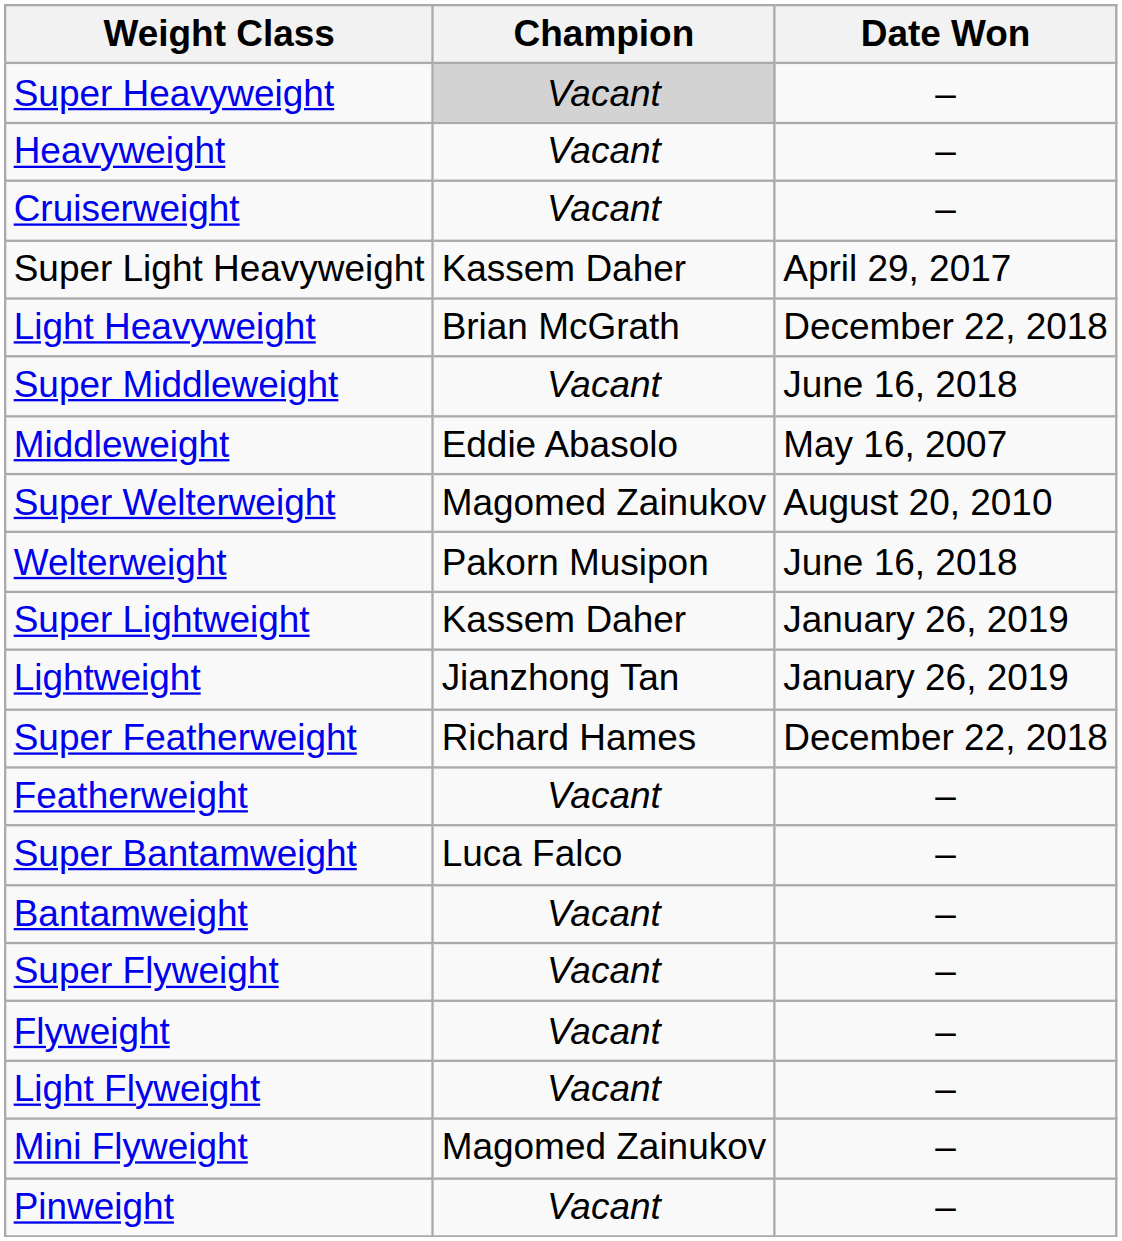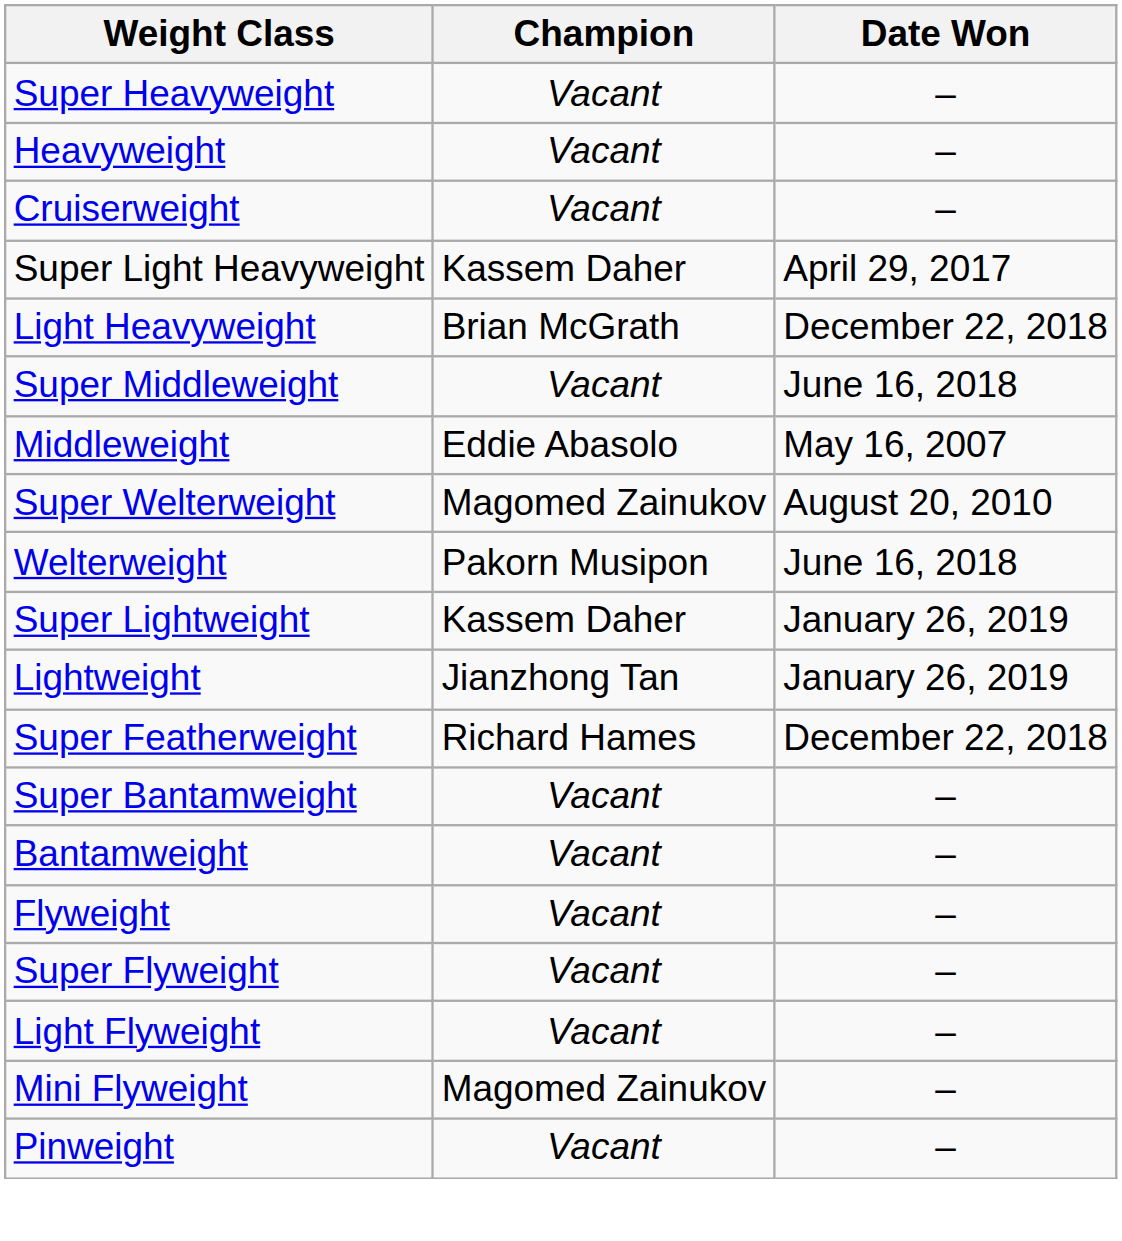(604, 92) lightgrey background -> (604, 92) no background
- row: (131, 795)
(532, 854) Luca Falco -> (604, 795) Vacant
rows swapped: (146, 971) <-> (92, 1030)
